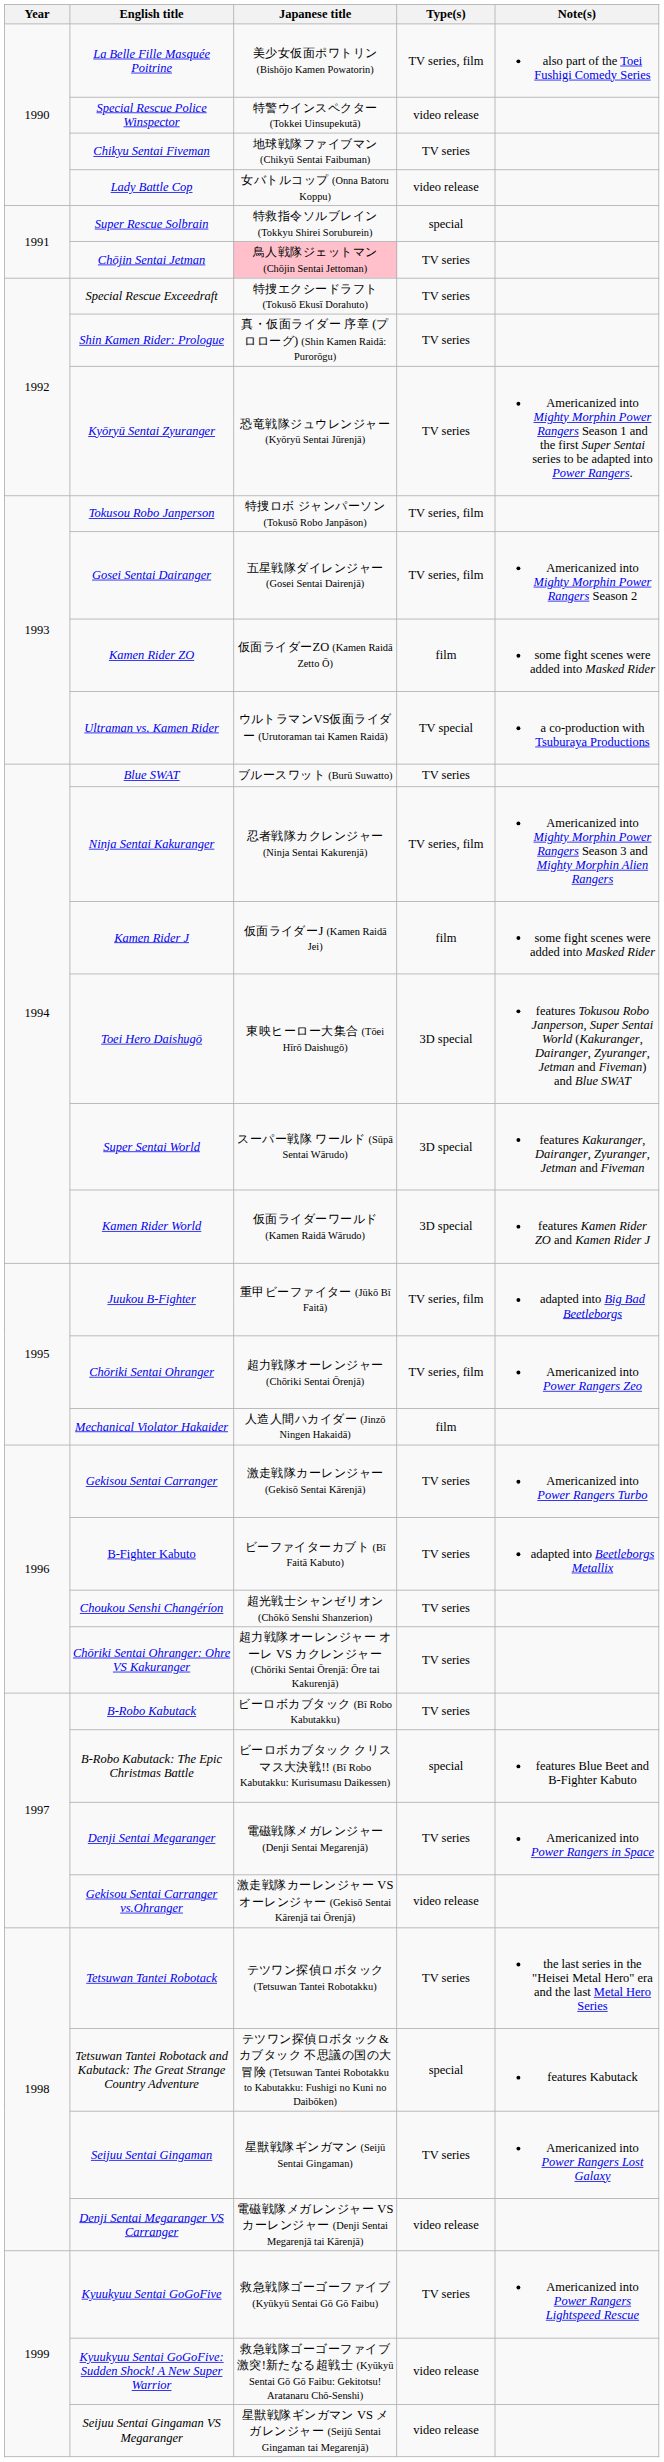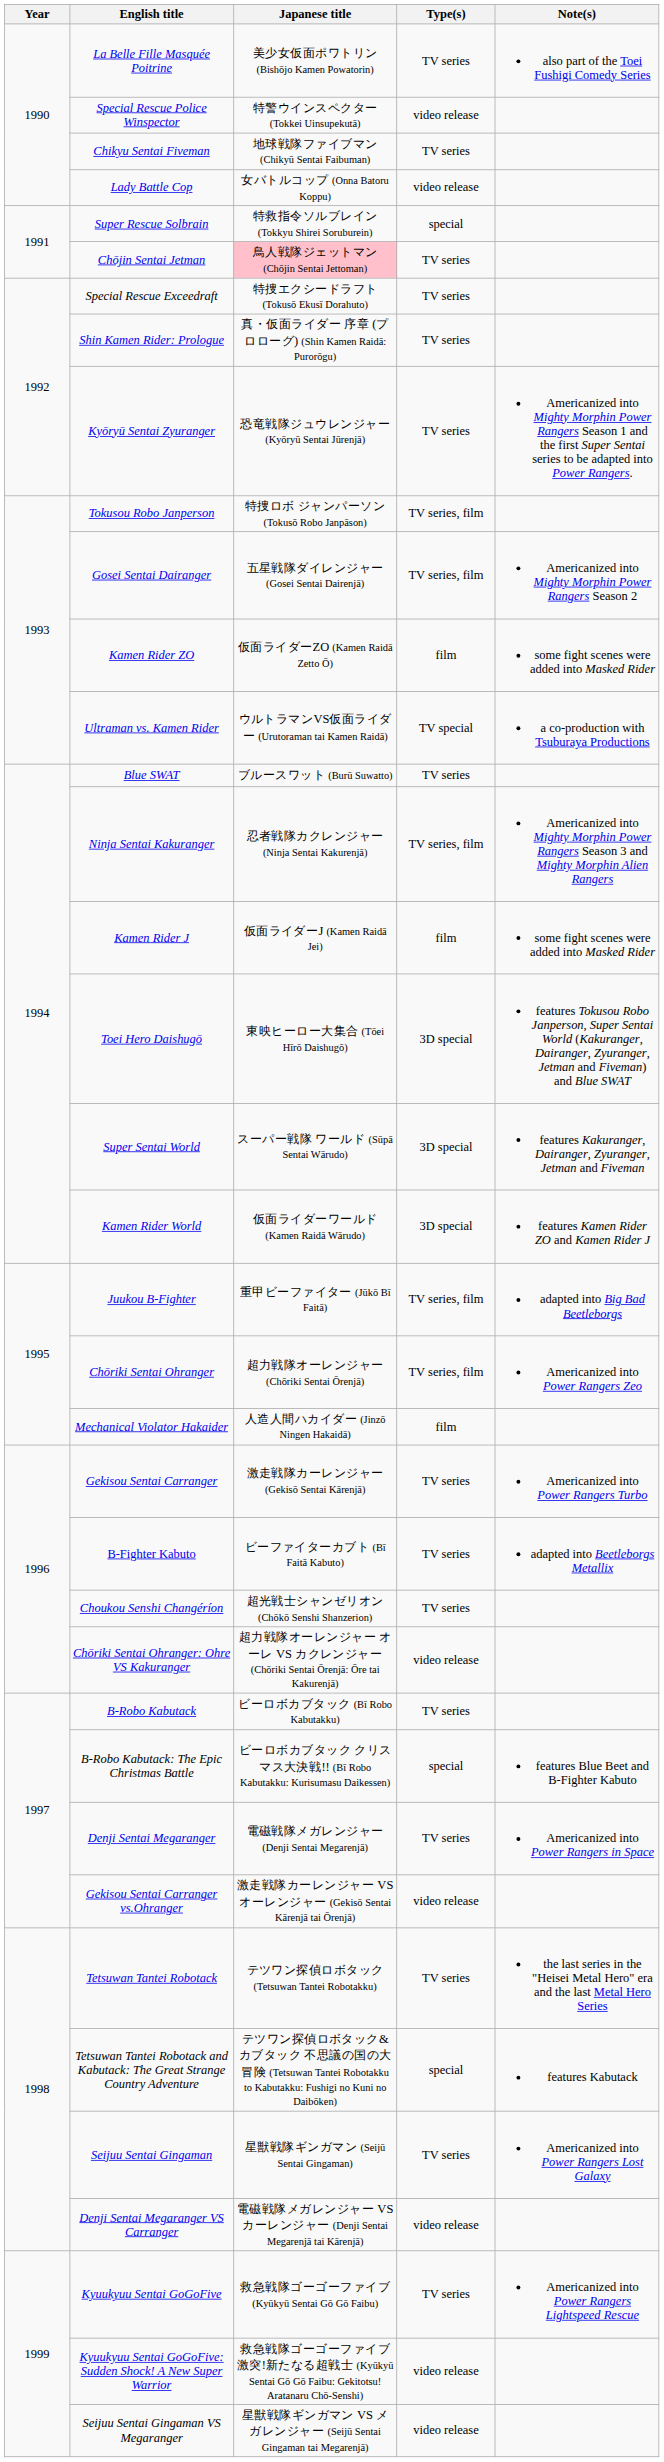(446, 60) TV series, film -> (446, 60) TV series
(446, 1660) TV series -> (446, 1660) video release
